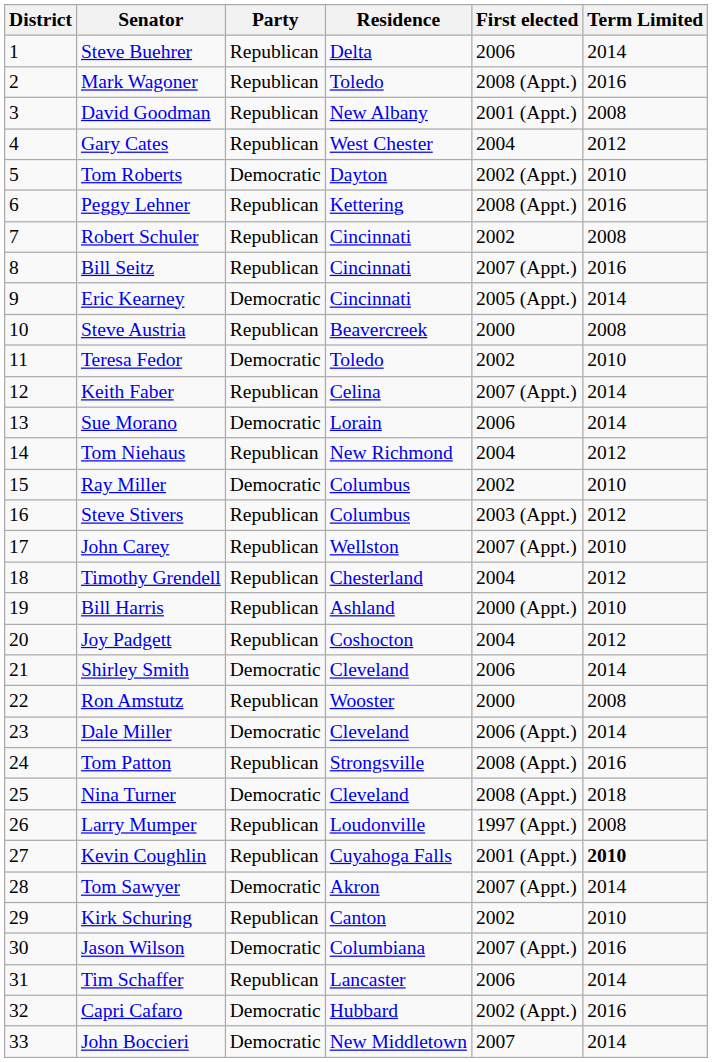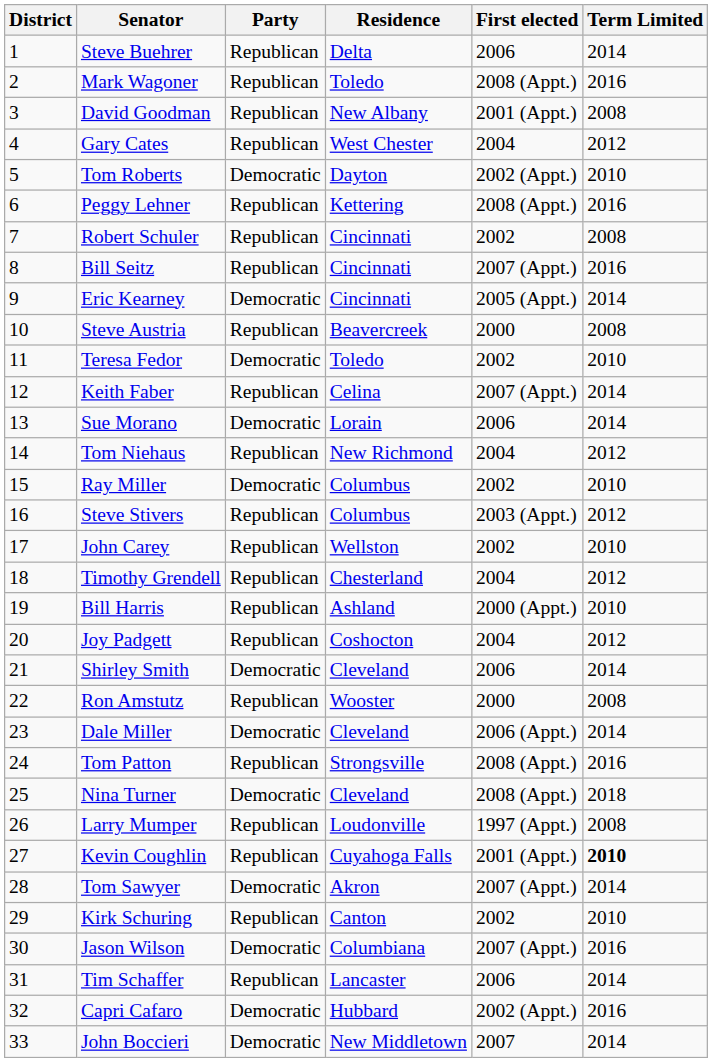(526, 546) 2007 (Appt.) -> (495, 546) 2002
